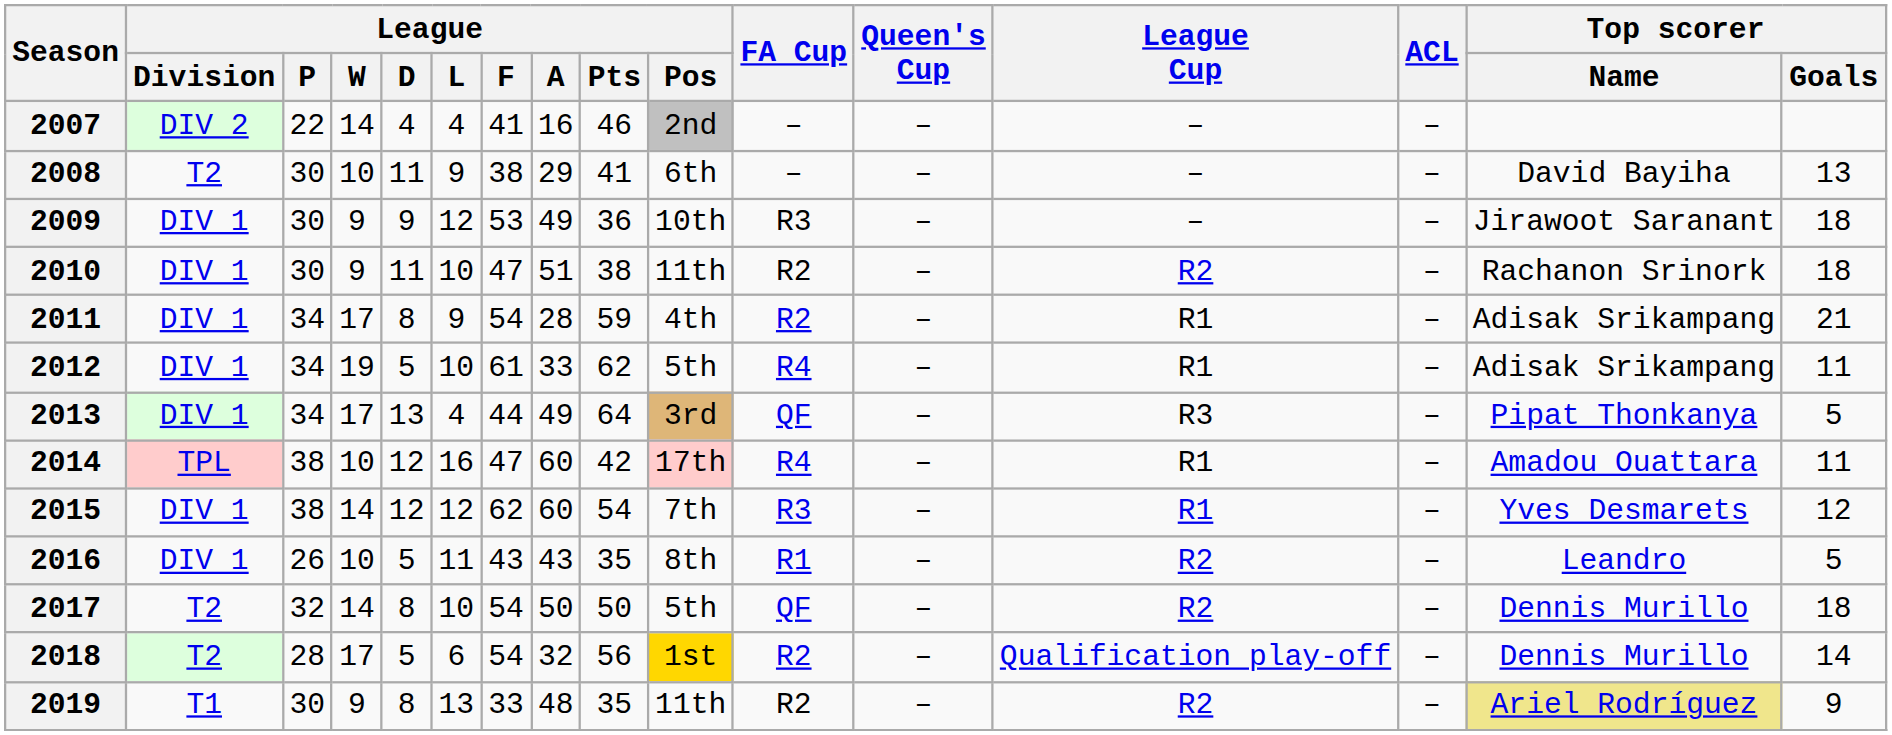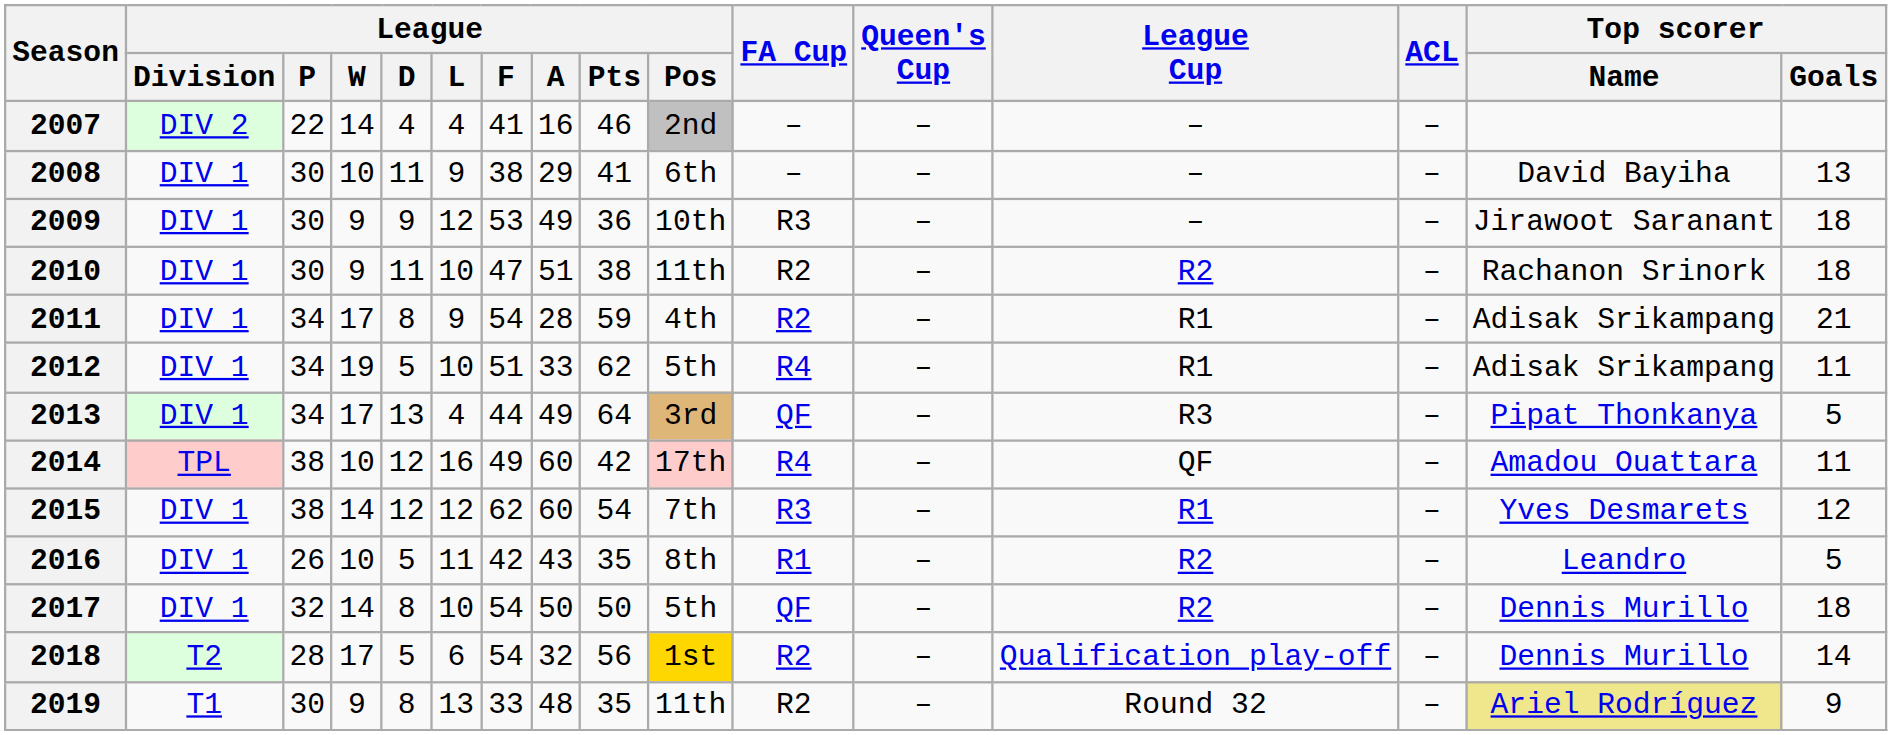(204, 174) T2 -> (204, 174) DIV 1
(506, 367) 61 -> (506, 367) 51
(506, 464) 47 -> (506, 464) 49
(1196, 464) R1 -> (1196, 464) QF
(506, 561) 43 -> (506, 561) 42
(204, 609) T2 -> (204, 609) DIV 1
(1196, 706) R2 -> (1196, 706) Round 32
